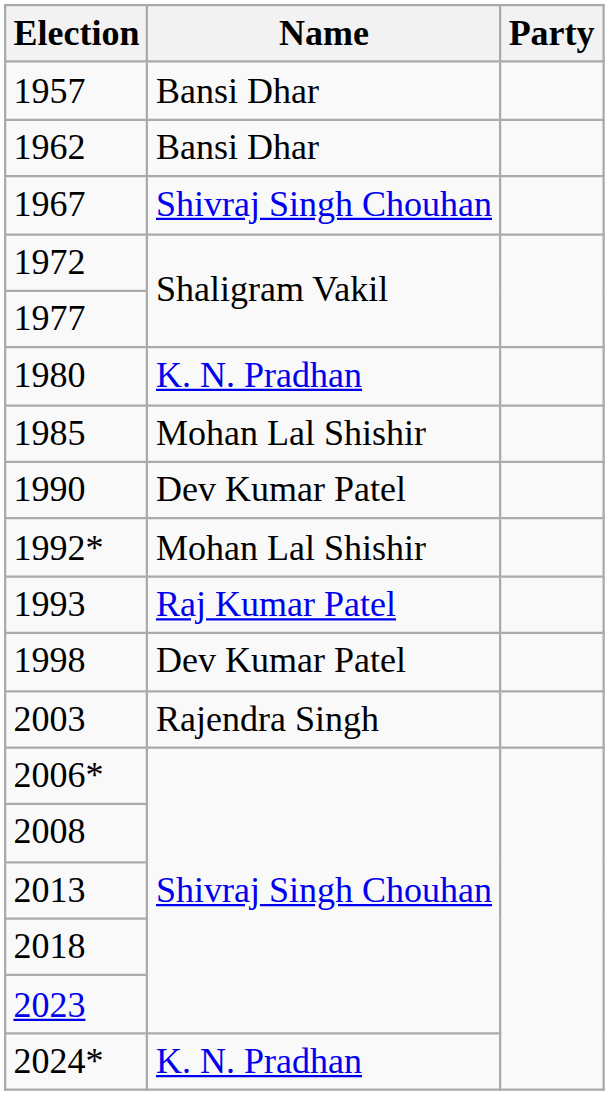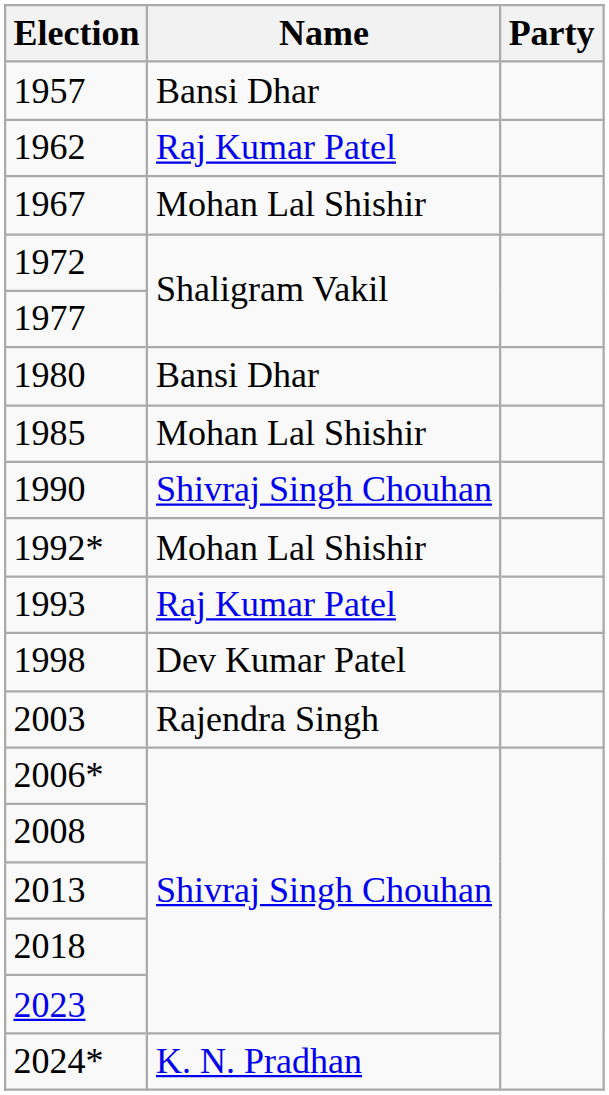(238, 147) Bansi Dhar -> (276, 147) Raj Kumar Patel
(324, 204) Shivraj Singh Chouhan -> (291, 204) Mohan Lal Shishir
(259, 375) K. N. Pradhan -> (238, 375) Bansi Dhar
(281, 489) Dev Kumar Patel -> (324, 489) Shivraj Singh Chouhan
